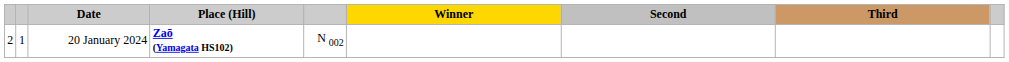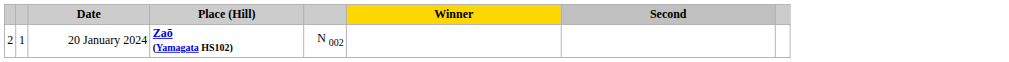- column: (883, 14)
